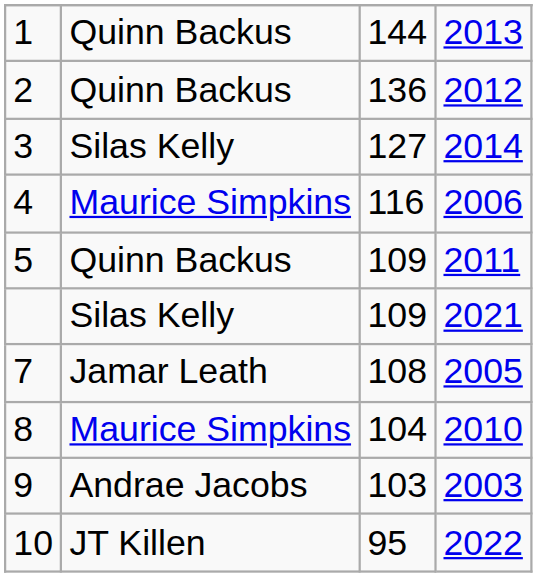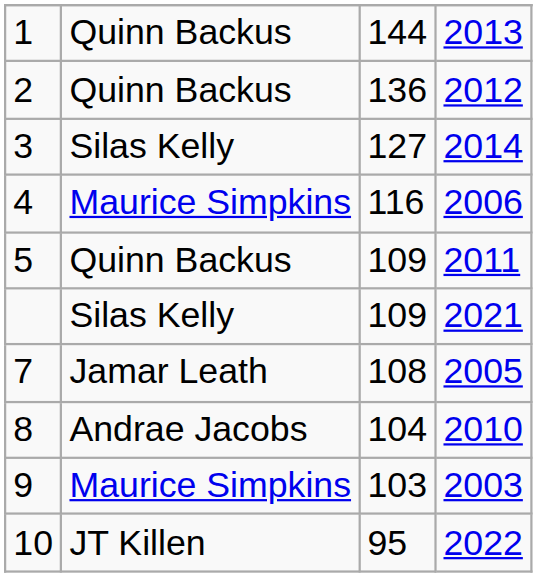(210, 428) Maurice Simpkins -> (188, 428) Andrae Jacobs
(188, 485) Andrae Jacobs -> (210, 485) Maurice Simpkins
